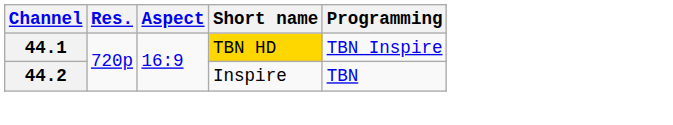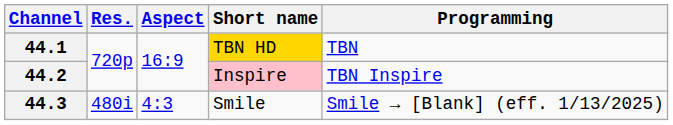(385, 48) TBN Inspire -> (342, 48) TBN
(250, 76) no background -> (250, 76) pink background
(342, 76) TBN -> (385, 76) TBN Inspire
+ row: (46, 105)
